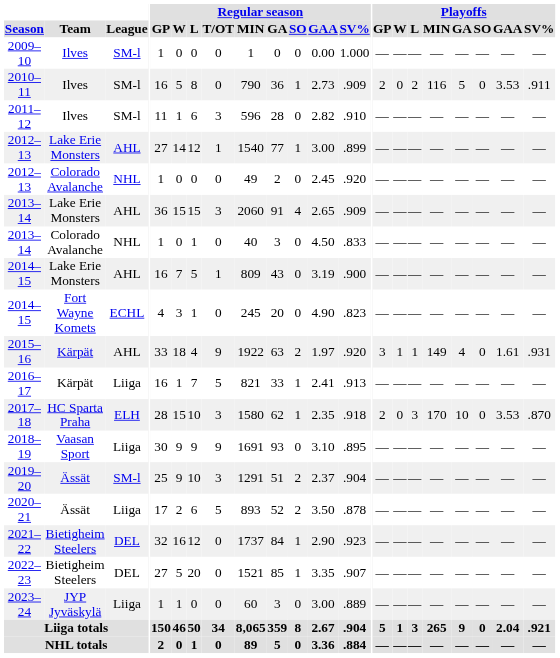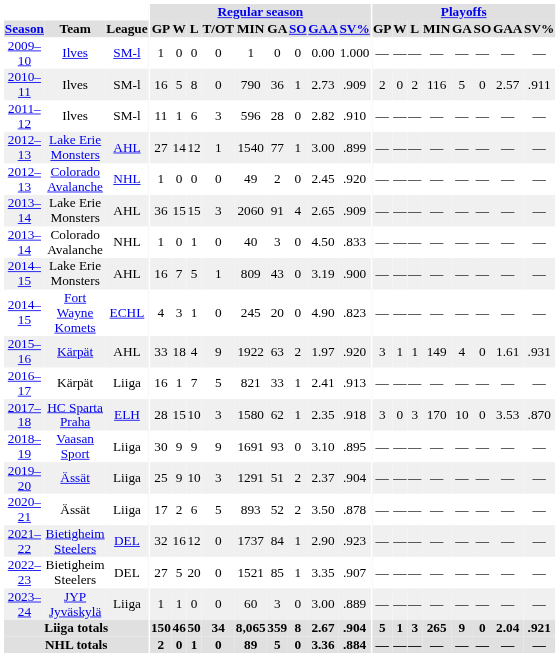(508, 84) 3.53 -> (508, 84) 2.57
(382, 414) 2 -> (382, 414) 3
(127, 478) SM-l -> (127, 478) Liiga
